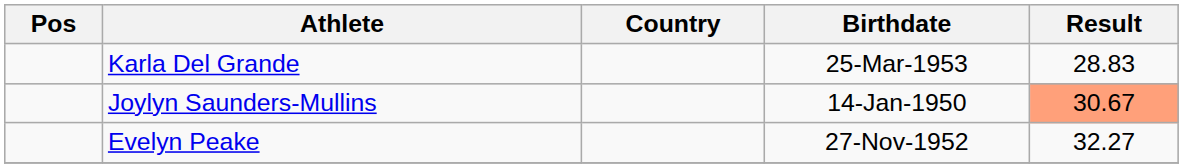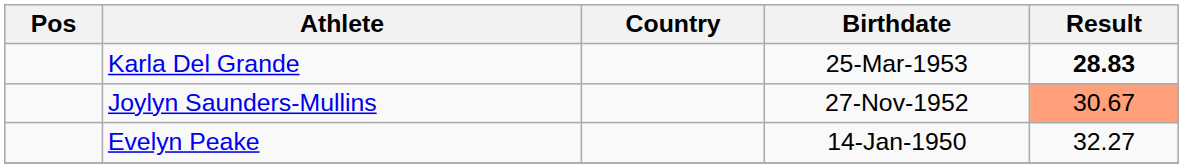(1104, 63) normal -> (1104, 63) bold
(897, 102) 14-Jan-1950 -> (897, 102) 27-Nov-1952
(897, 142) 27-Nov-1952 -> (897, 142) 14-Jan-1950
